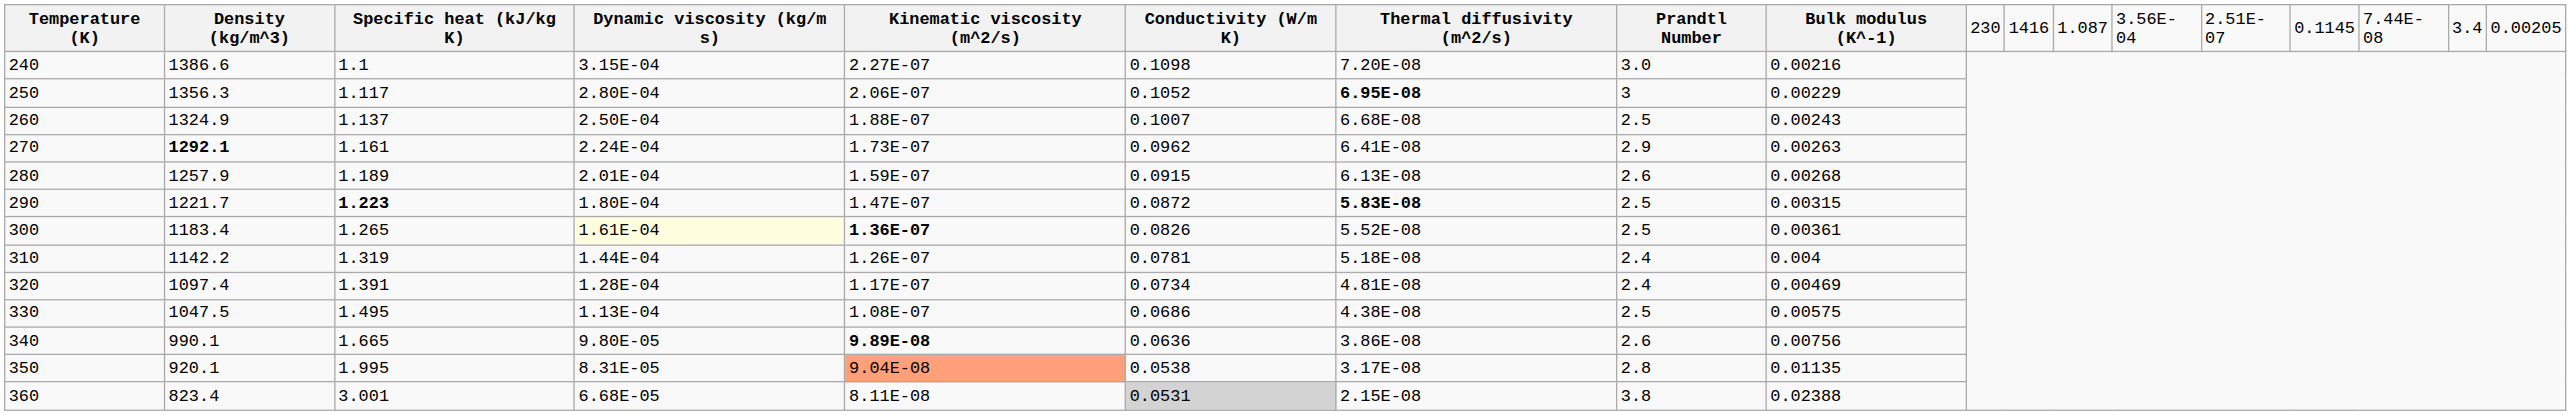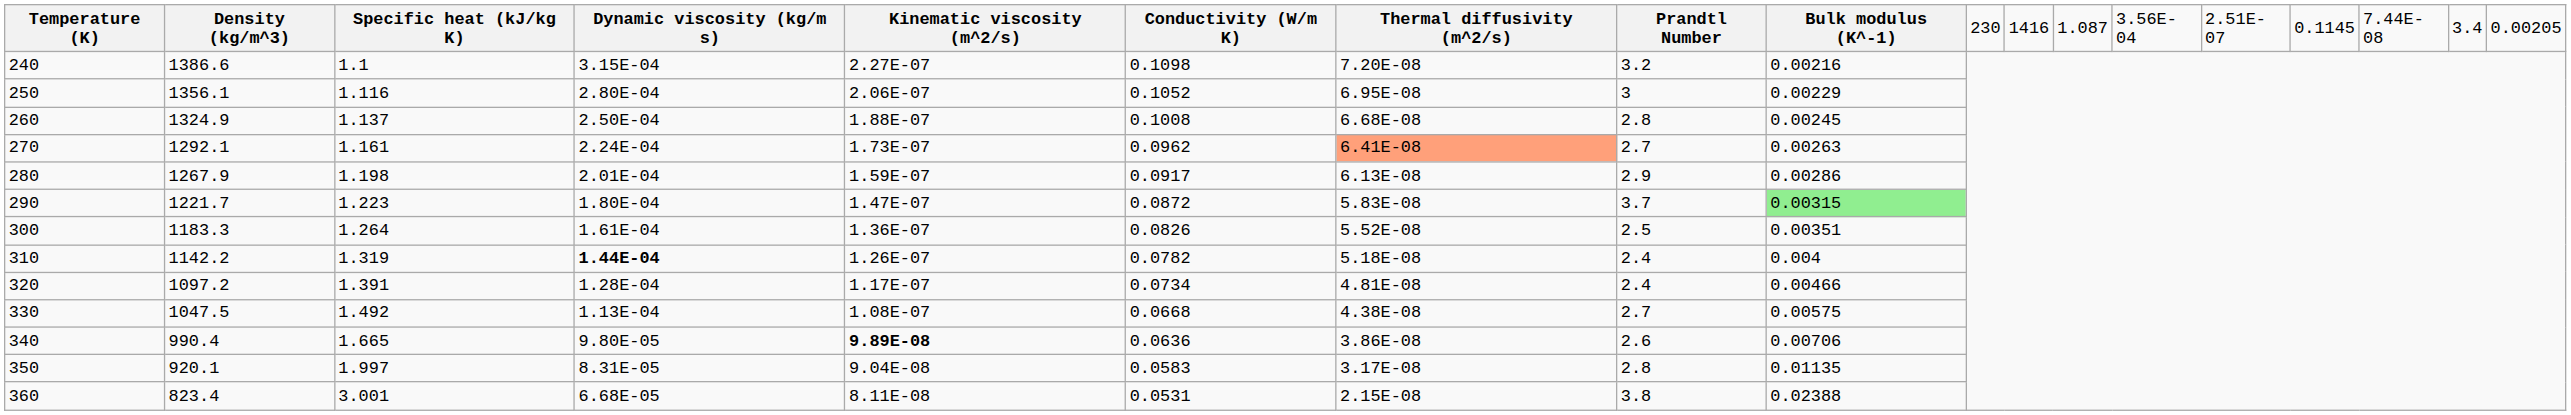(1636, 65) 3.0 -> (1636, 65) 3.2
(199, 93) 1356.3 -> (199, 93) 1356.1
(364, 93) 1.117 -> (364, 93) 1.116
(1381, 93) bold -> (1381, 93) normal
(1160, 121) 0.1007 -> (1160, 121) 0.1008
(1636, 121) 2.5 -> (1636, 121) 2.8
(1806, 121) 0.00243 -> (1806, 121) 0.00245
(199, 148) bold -> (199, 148) normal
(1381, 148) no background -> (1381, 148) lightsalmon background
(1636, 148) 2.9 -> (1636, 148) 2.7
(199, 176) 1257.9 -> (199, 176) 1267.9
(364, 176) 1.189 -> (364, 176) 1.198
(1160, 176) 0.0915 -> (1160, 176) 0.0917
(1636, 176) 2.6 -> (1636, 176) 2.9
(1806, 176) 0.00268 -> (1806, 176) 0.00286
(364, 203) bold -> (364, 203) normal
(1381, 203) bold -> (1381, 203) normal
(1636, 203) 2.5 -> (1636, 203) 3.7
(1806, 203) no background -> (1806, 203) lightgreen background
(199, 231) 1183.4 -> (199, 231) 1183.3
(364, 231) 1.265 -> (364, 231) 1.264
(619, 231) lightyellow background -> (619, 231) no background
(890, 231) bold -> (890, 231) normal
(1806, 231) 0.00361 -> (1806, 231) 0.00351
(619, 258) normal -> (619, 258) bold
(1160, 258) 0.0781 -> (1160, 258) 0.0782
(199, 286) 1097.4 -> (199, 286) 1097.2
(1806, 286) 0.00469 -> (1806, 286) 0.00466
(364, 313) 1.495 -> (364, 313) 1.492
(1160, 313) 0.0686 -> (1160, 313) 0.0668
(1636, 313) 2.5 -> (1636, 313) 2.7
(194, 341) 990.1 -> (194, 341) 990.4
(1806, 341) 0.00756 -> (1806, 341) 0.00706
(364, 368) 1.995 -> (364, 368) 1.997
(890, 368) lightsalmon background -> (890, 368) no background
(1160, 368) 0.0538 -> (1160, 368) 0.0583
(1160, 396) lightgrey background -> (1160, 396) no background
